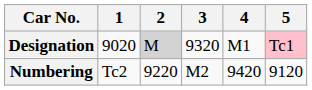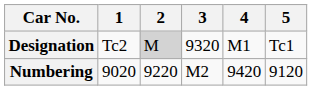(119, 44) 9020 -> (115, 44) Tc2
(282, 44) pink background -> (282, 44) no background
(115, 71) Tc2 -> (119, 71) 9020
